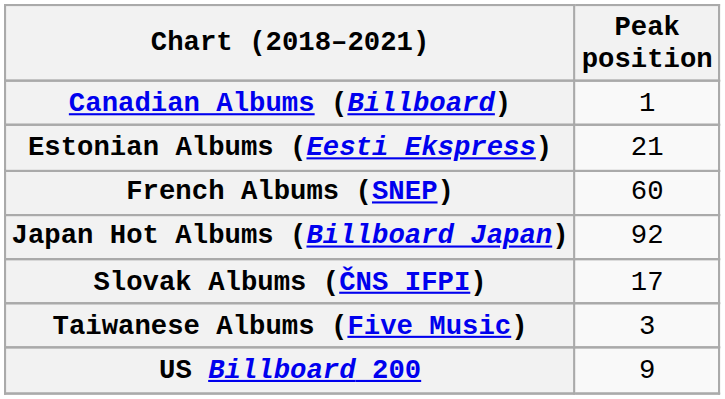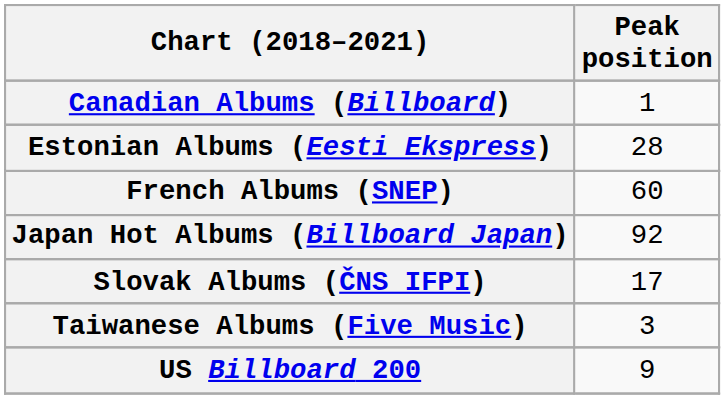(647, 148) 21 -> (647, 148) 28
